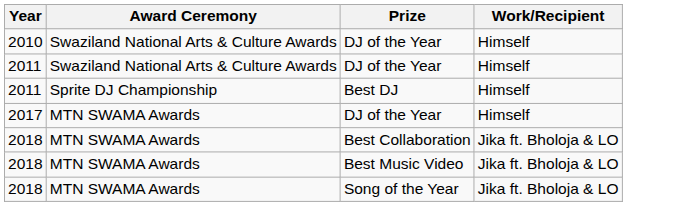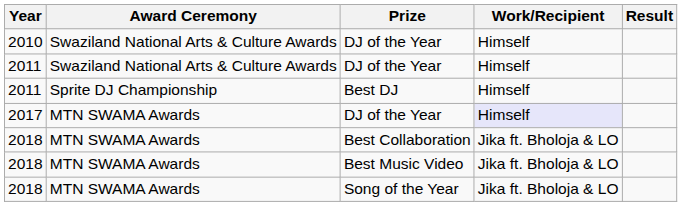+ column: (649, 16)
(504, 115) no background -> (504, 115) lavender background
